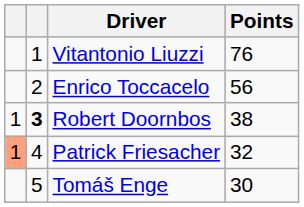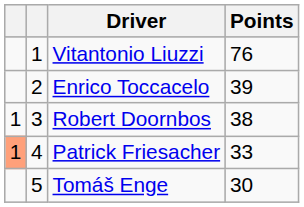(242, 86) 56 -> (242, 86) 39
(37, 119) bold -> (37, 119) normal
(242, 152) 32 -> (242, 152) 33
